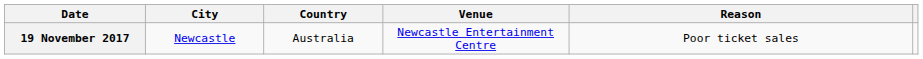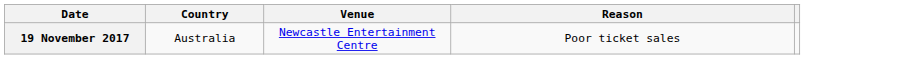- column: (205, 14)
